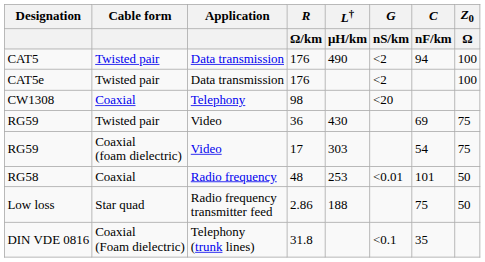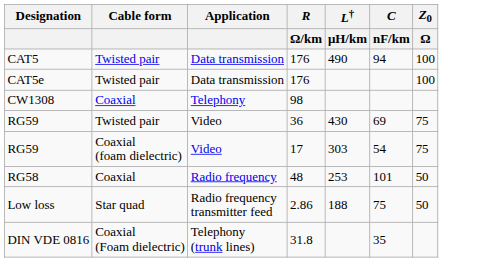- column: (391, 38)
